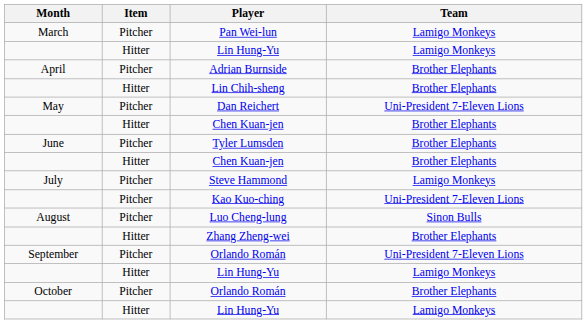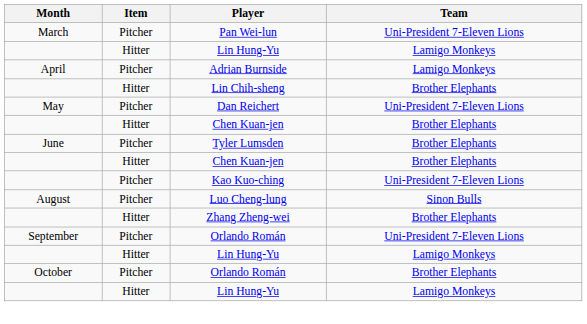(454, 32) Lamigo Monkeys -> (454, 32) Uni-President 7-Eleven Lions
(454, 69) Brother Elephants -> (454, 69) Lamigo Monkeys
- row: (53, 180)
